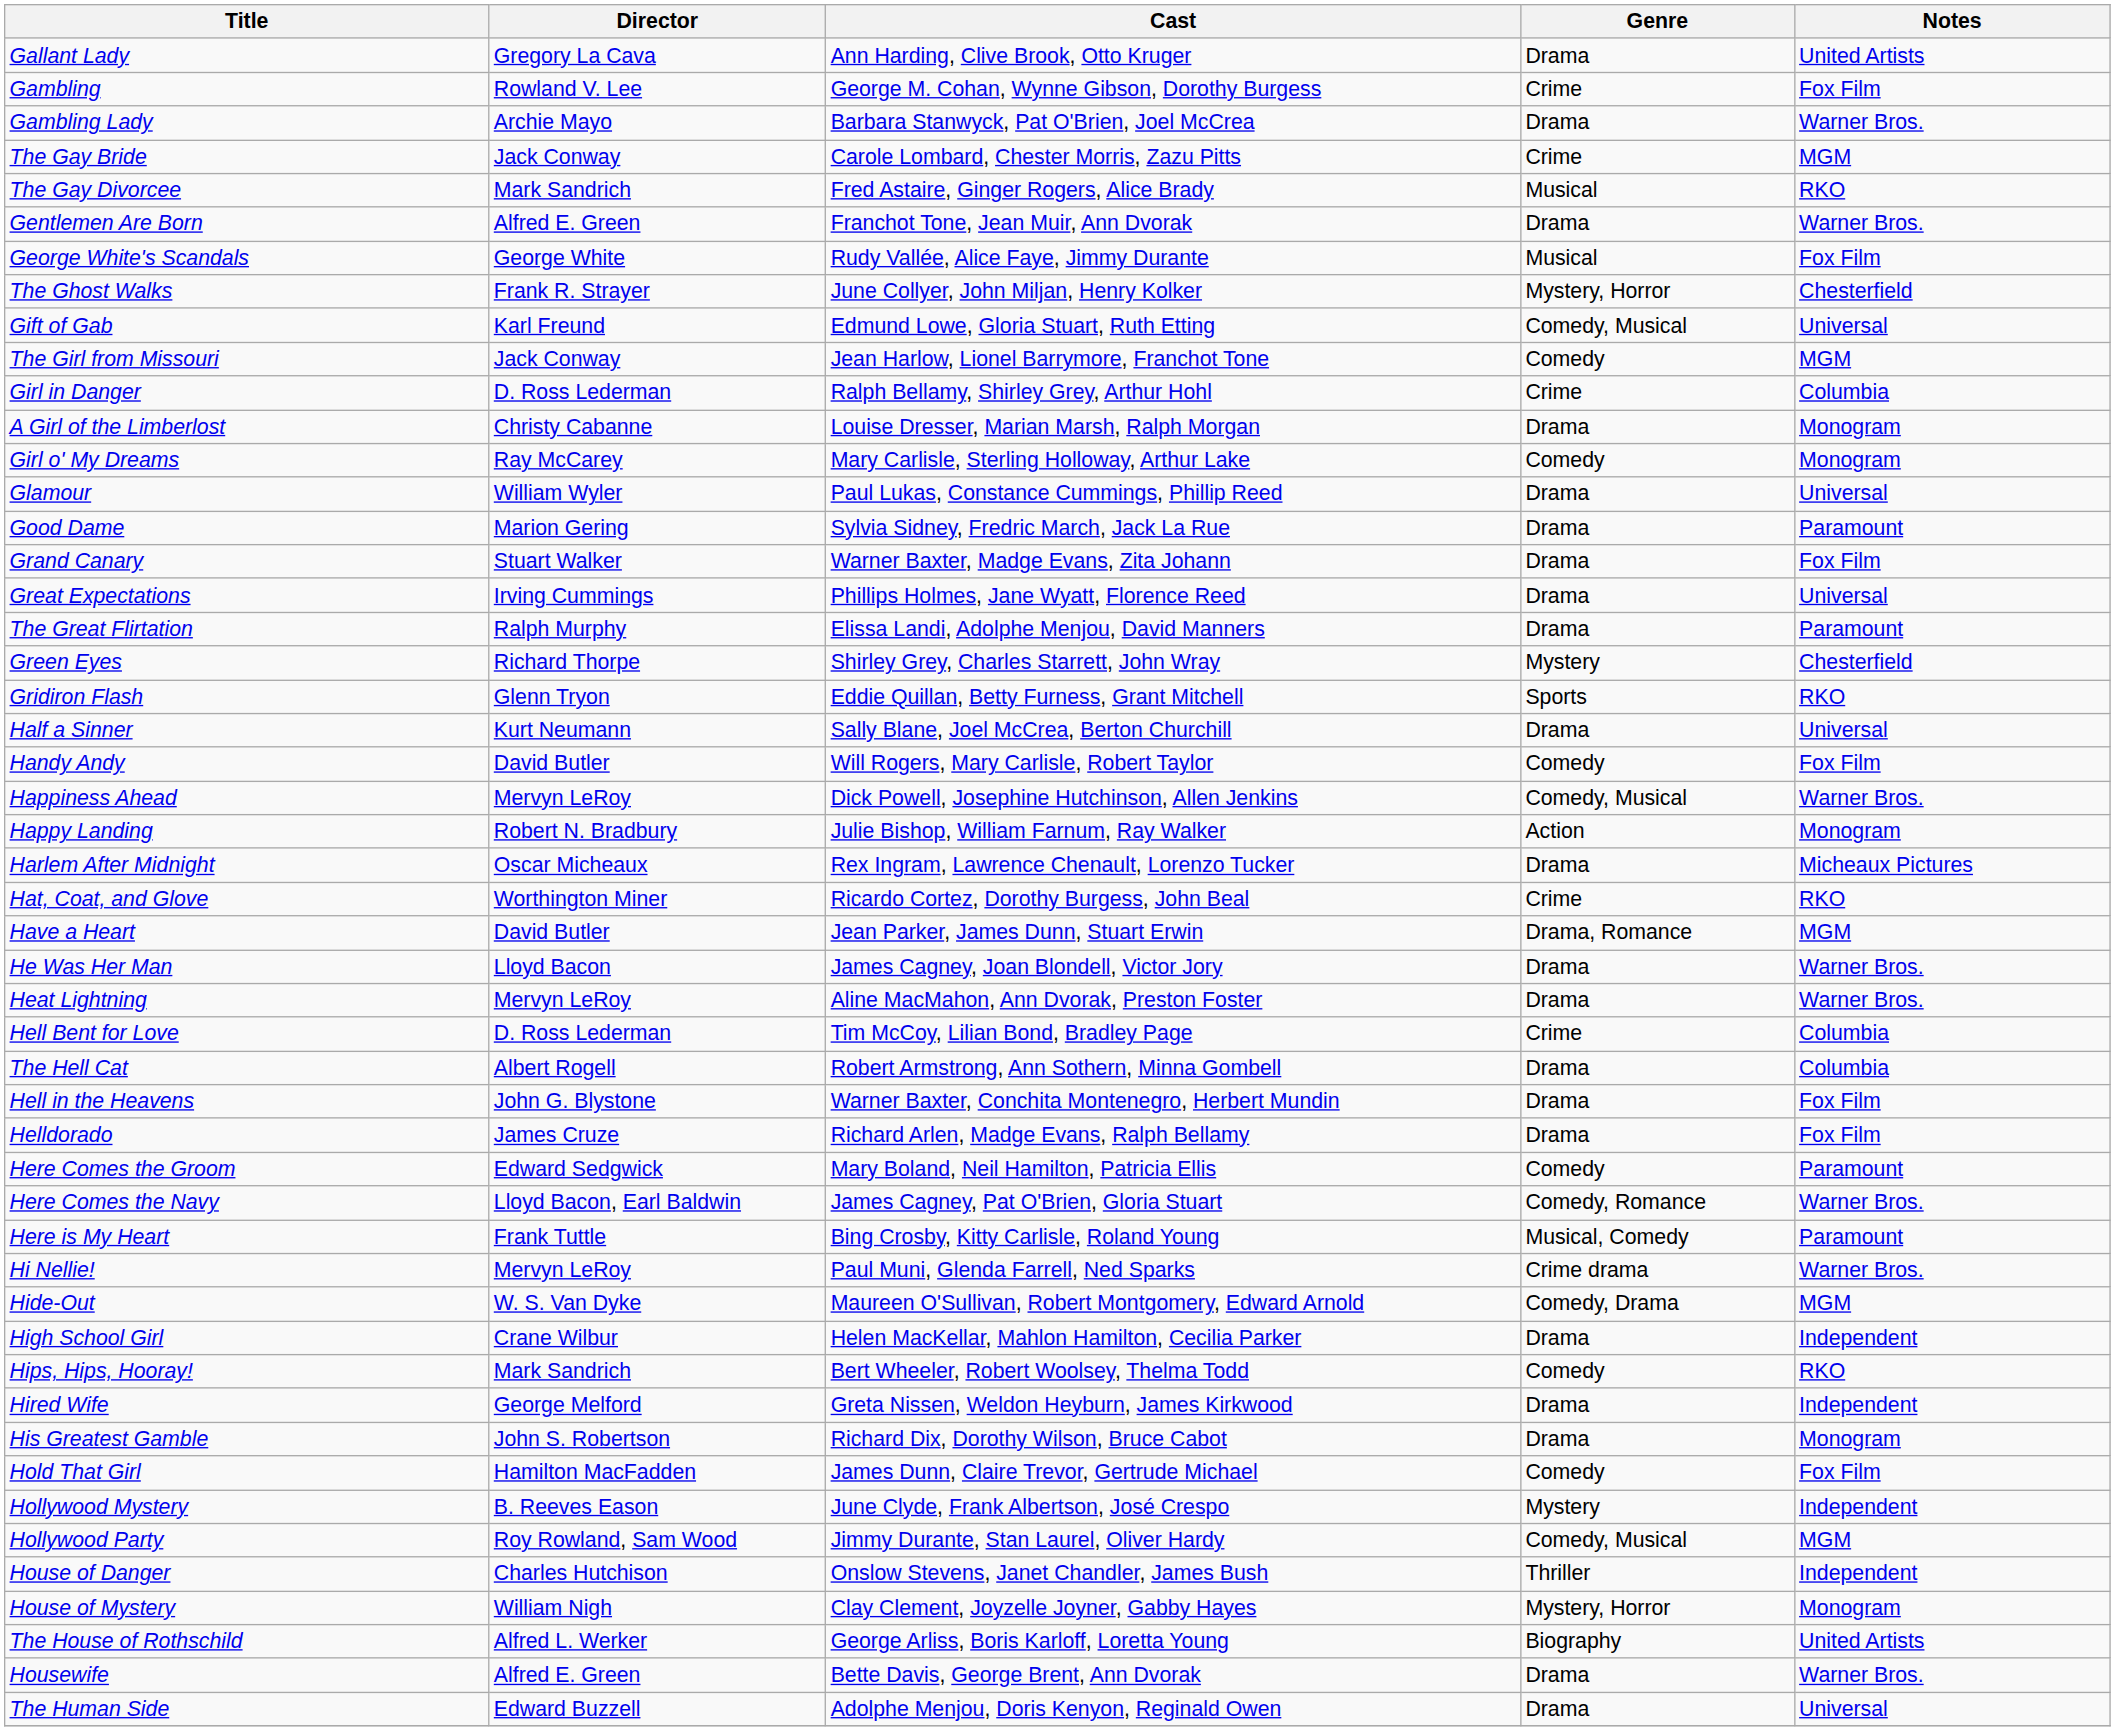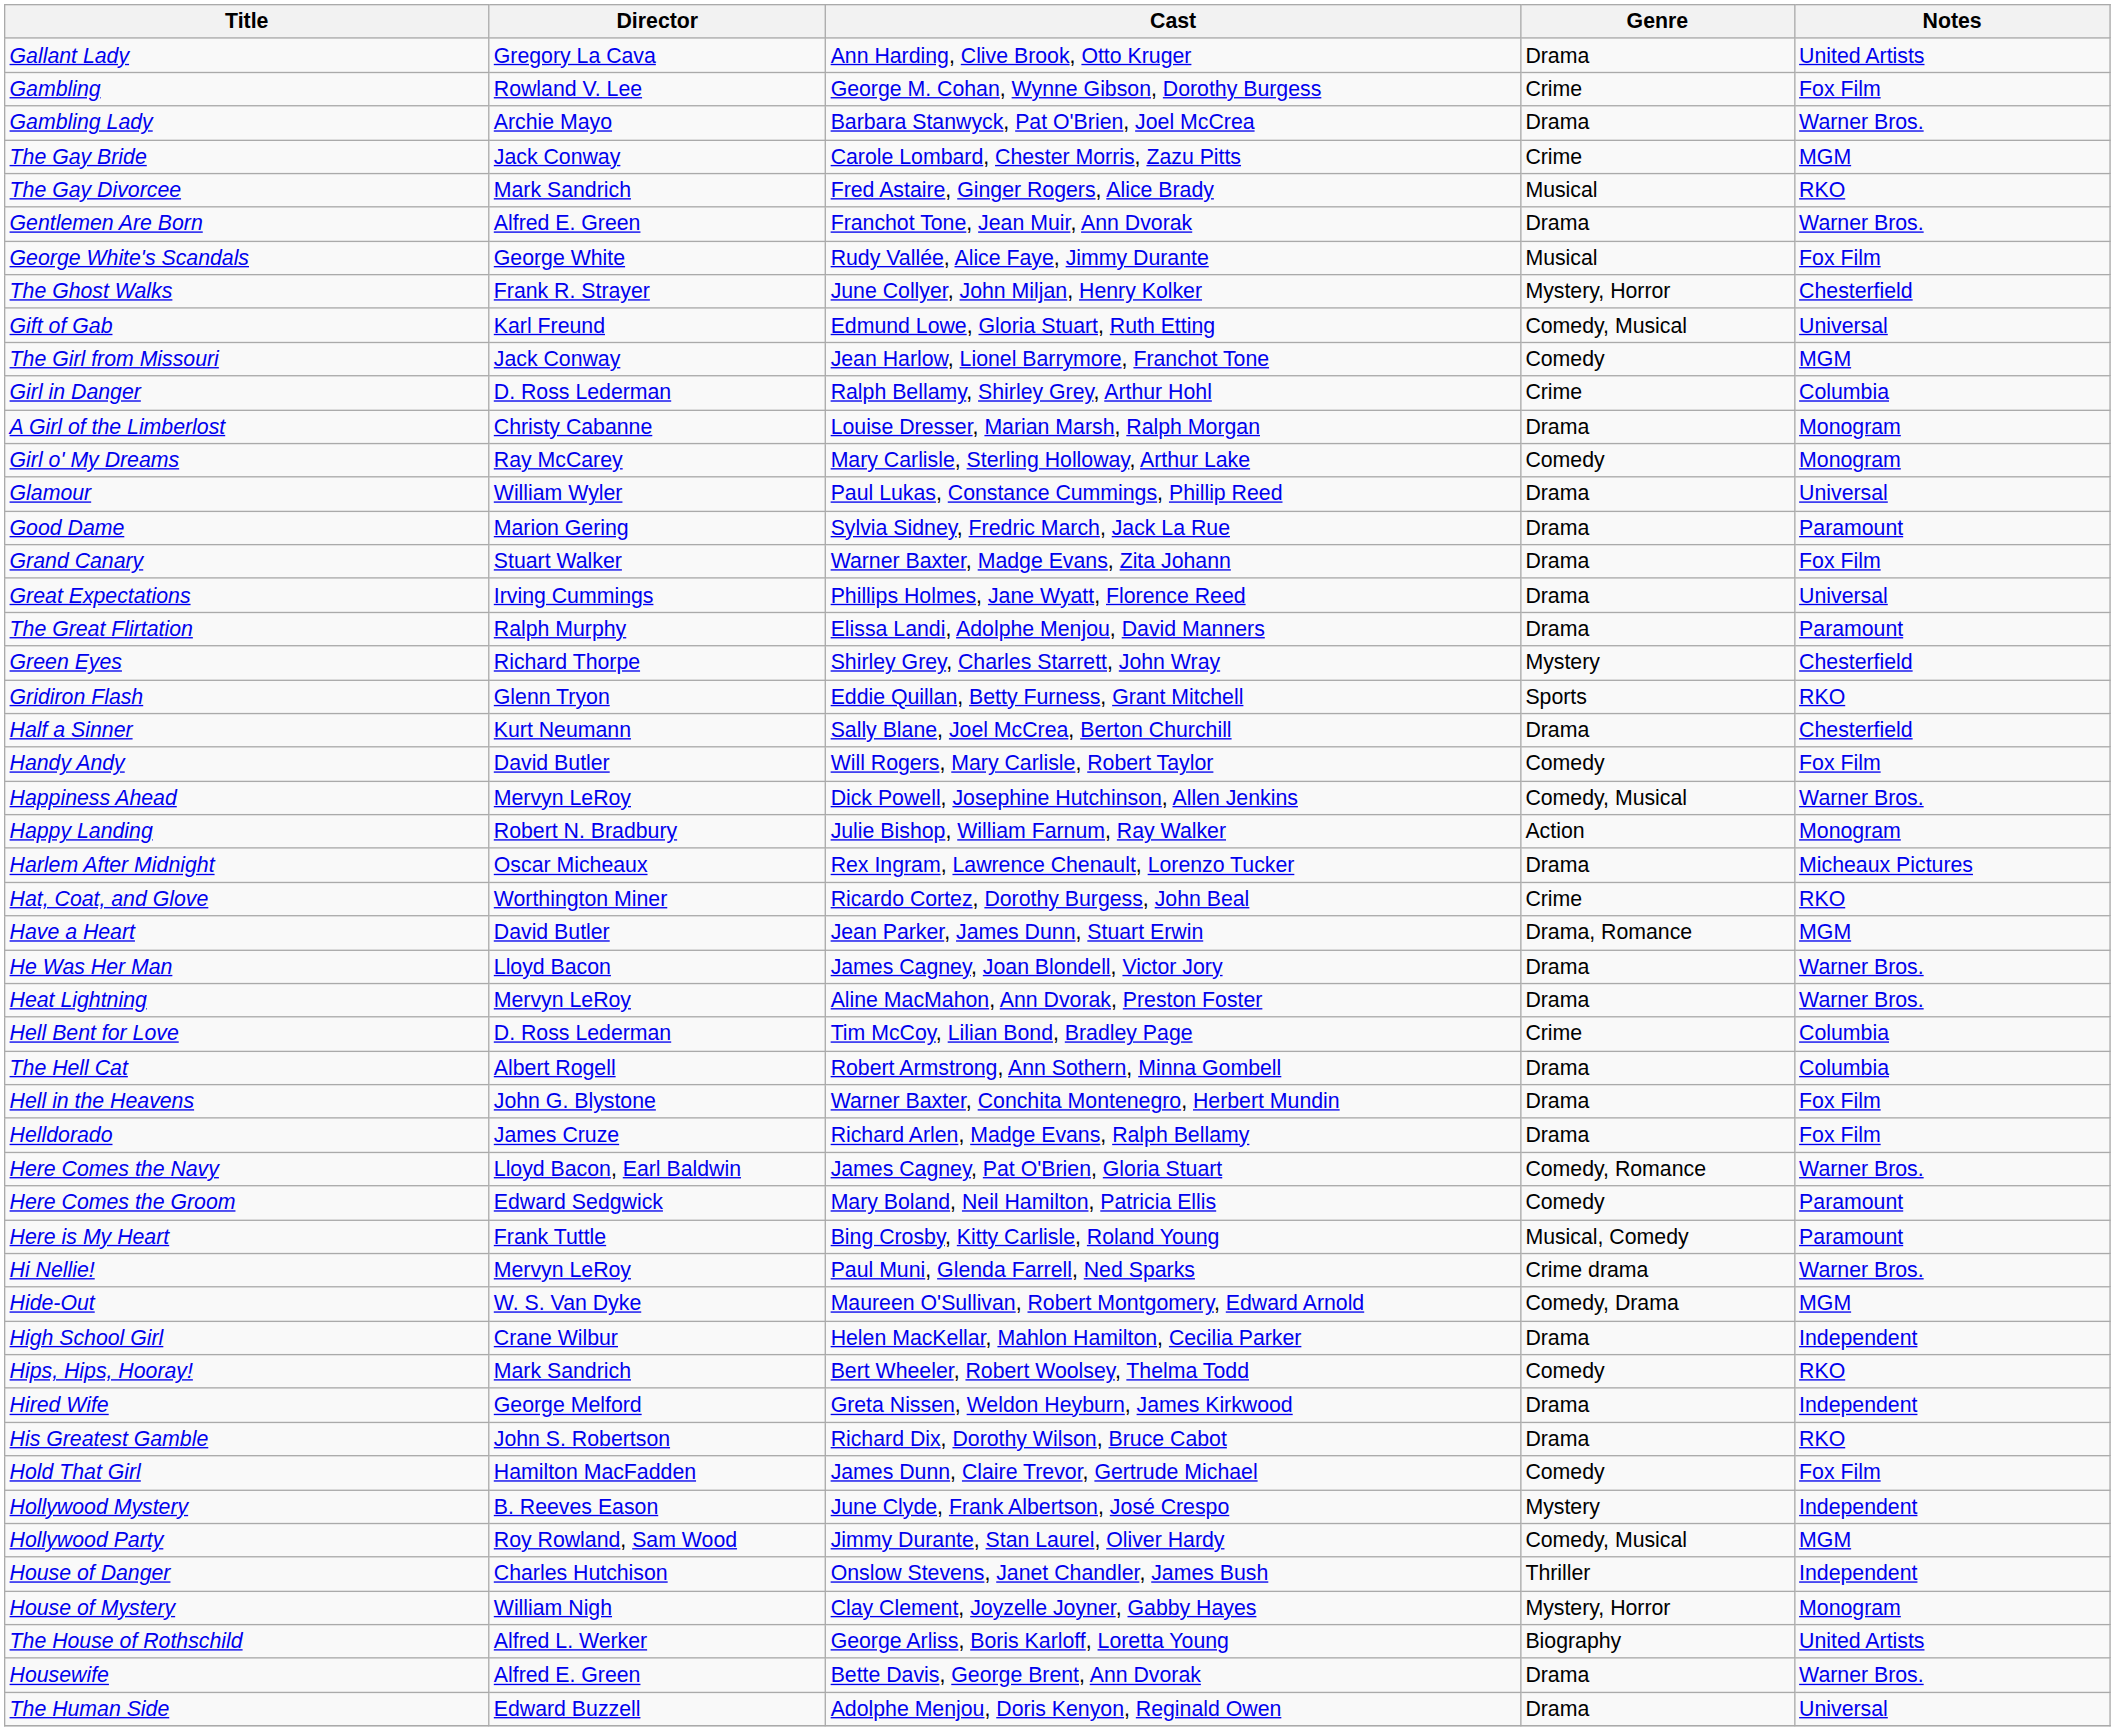(1843, 730) Universal -> (1856, 730) Chesterfield
rows swapped: (123, 1168) <-> (114, 1202)
(1850, 1438) Monogram -> (1822, 1438) RKO
